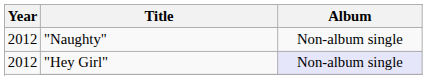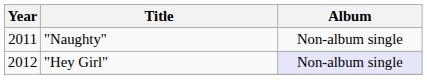(23, 39) 2012 -> (23, 39) 2011
